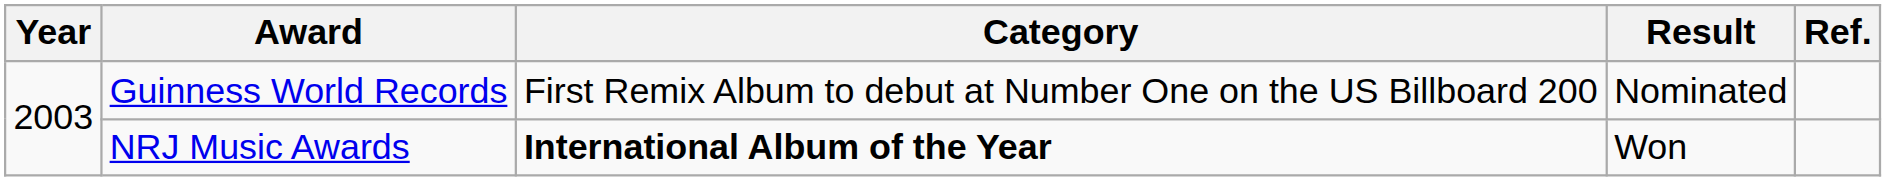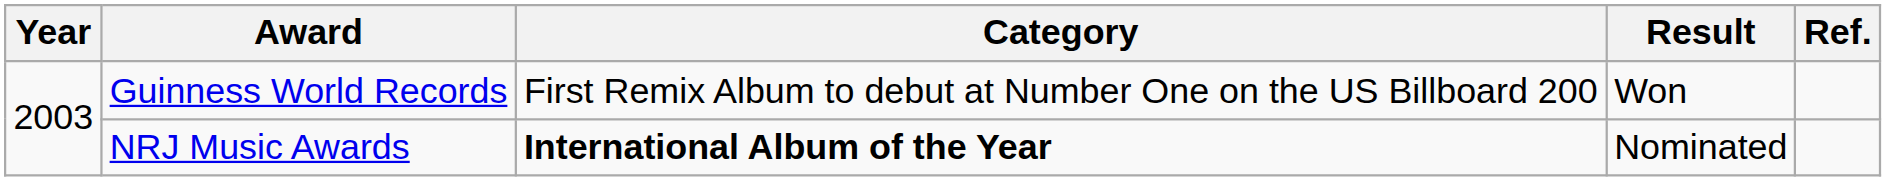(1701, 89) Nominated -> (1651, 89) Won
(1651, 146) Won -> (1701, 146) Nominated
